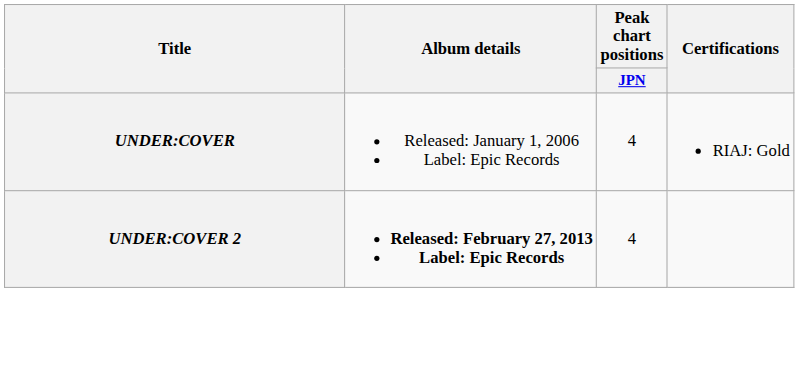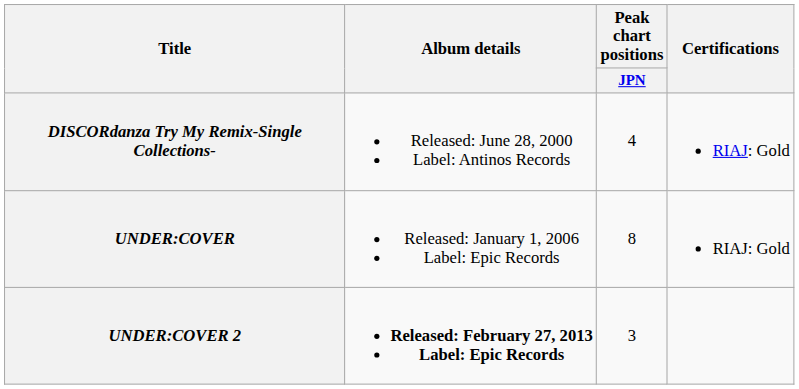+ row: (175, 141)
(632, 141) 4 -> (632, 238) 8
(632, 238) 4 -> (632, 335) 3
